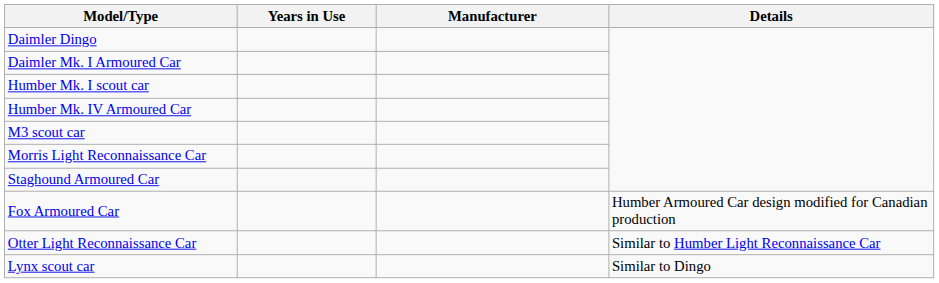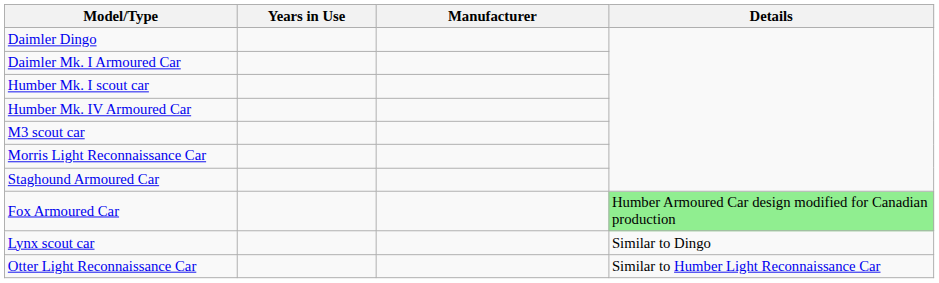(770, 211) no background -> (770, 211) lightgreen background
rows swapped: (102, 242) <-> (51, 266)
